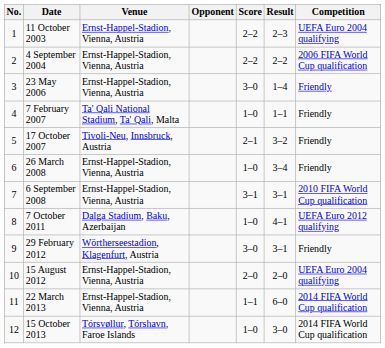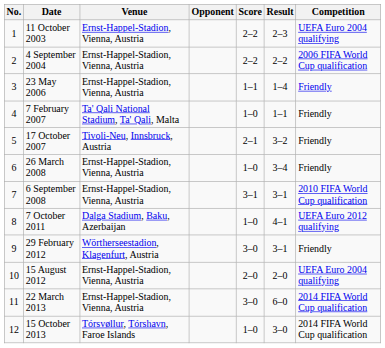(250, 87) 3–0 -> (250, 87) 1–1
(250, 302) 1–1 -> (250, 302) 3–0
